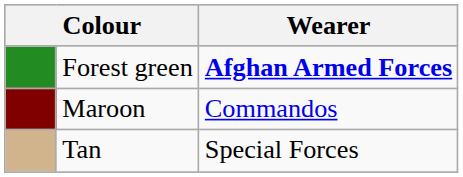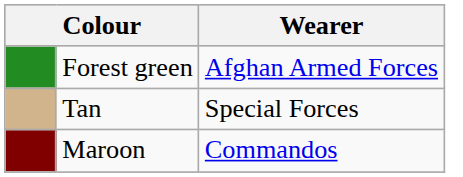(329, 66) bold -> (321, 66) normal
rows swapped: (104, 108) <-> (82, 150)
